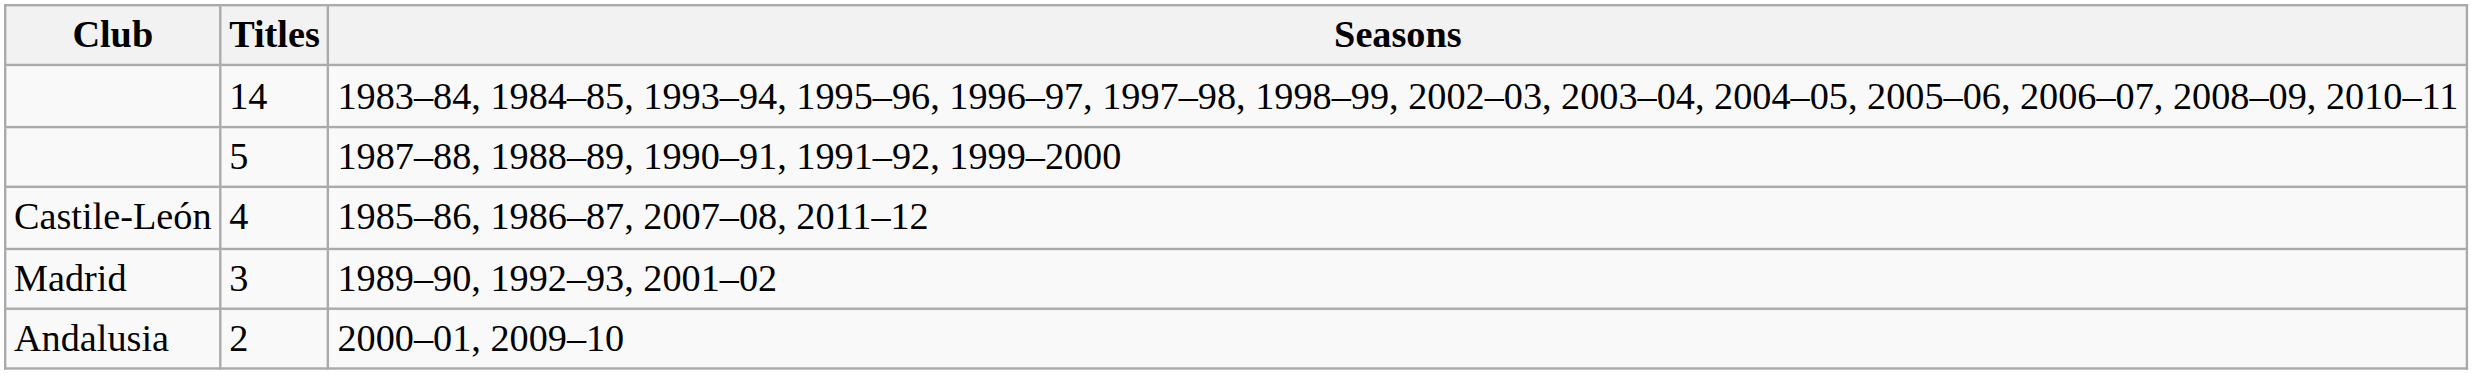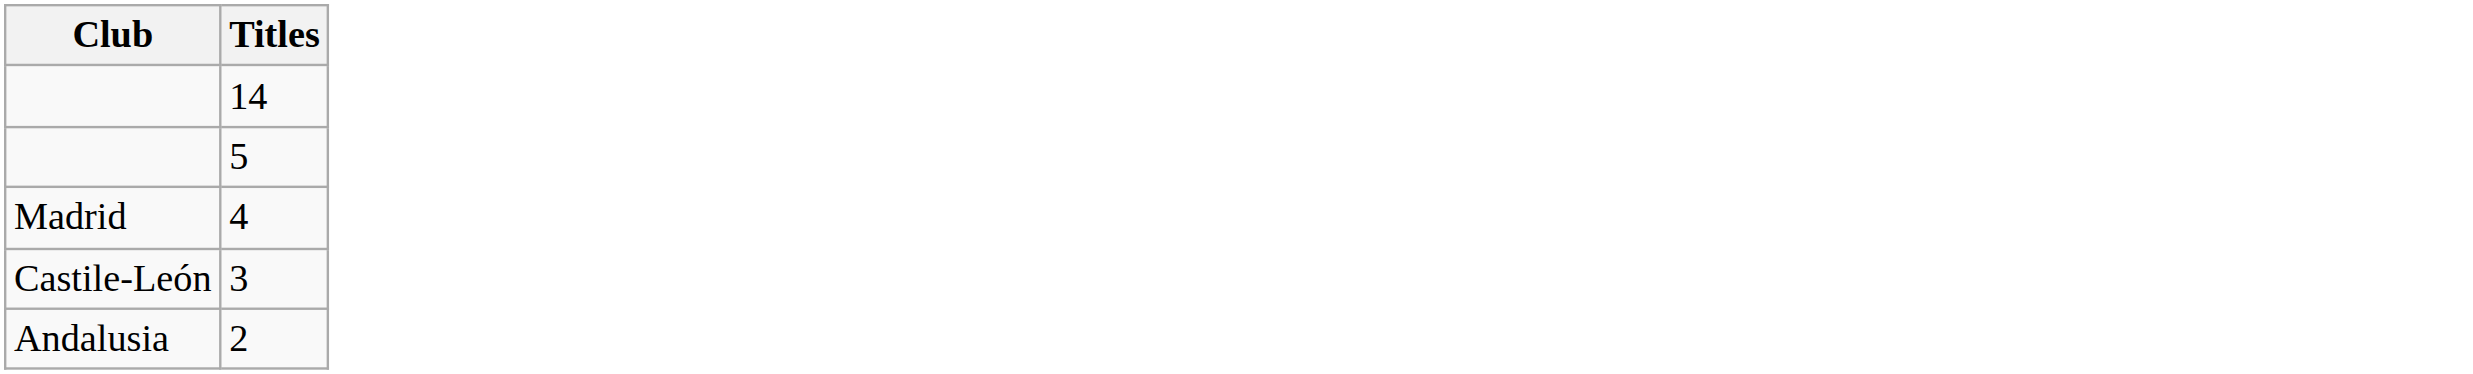- column: (1398, 34)
(113, 216) Castile-León -> (70, 216) Madrid
(70, 277) Madrid -> (113, 277) Castile-León
